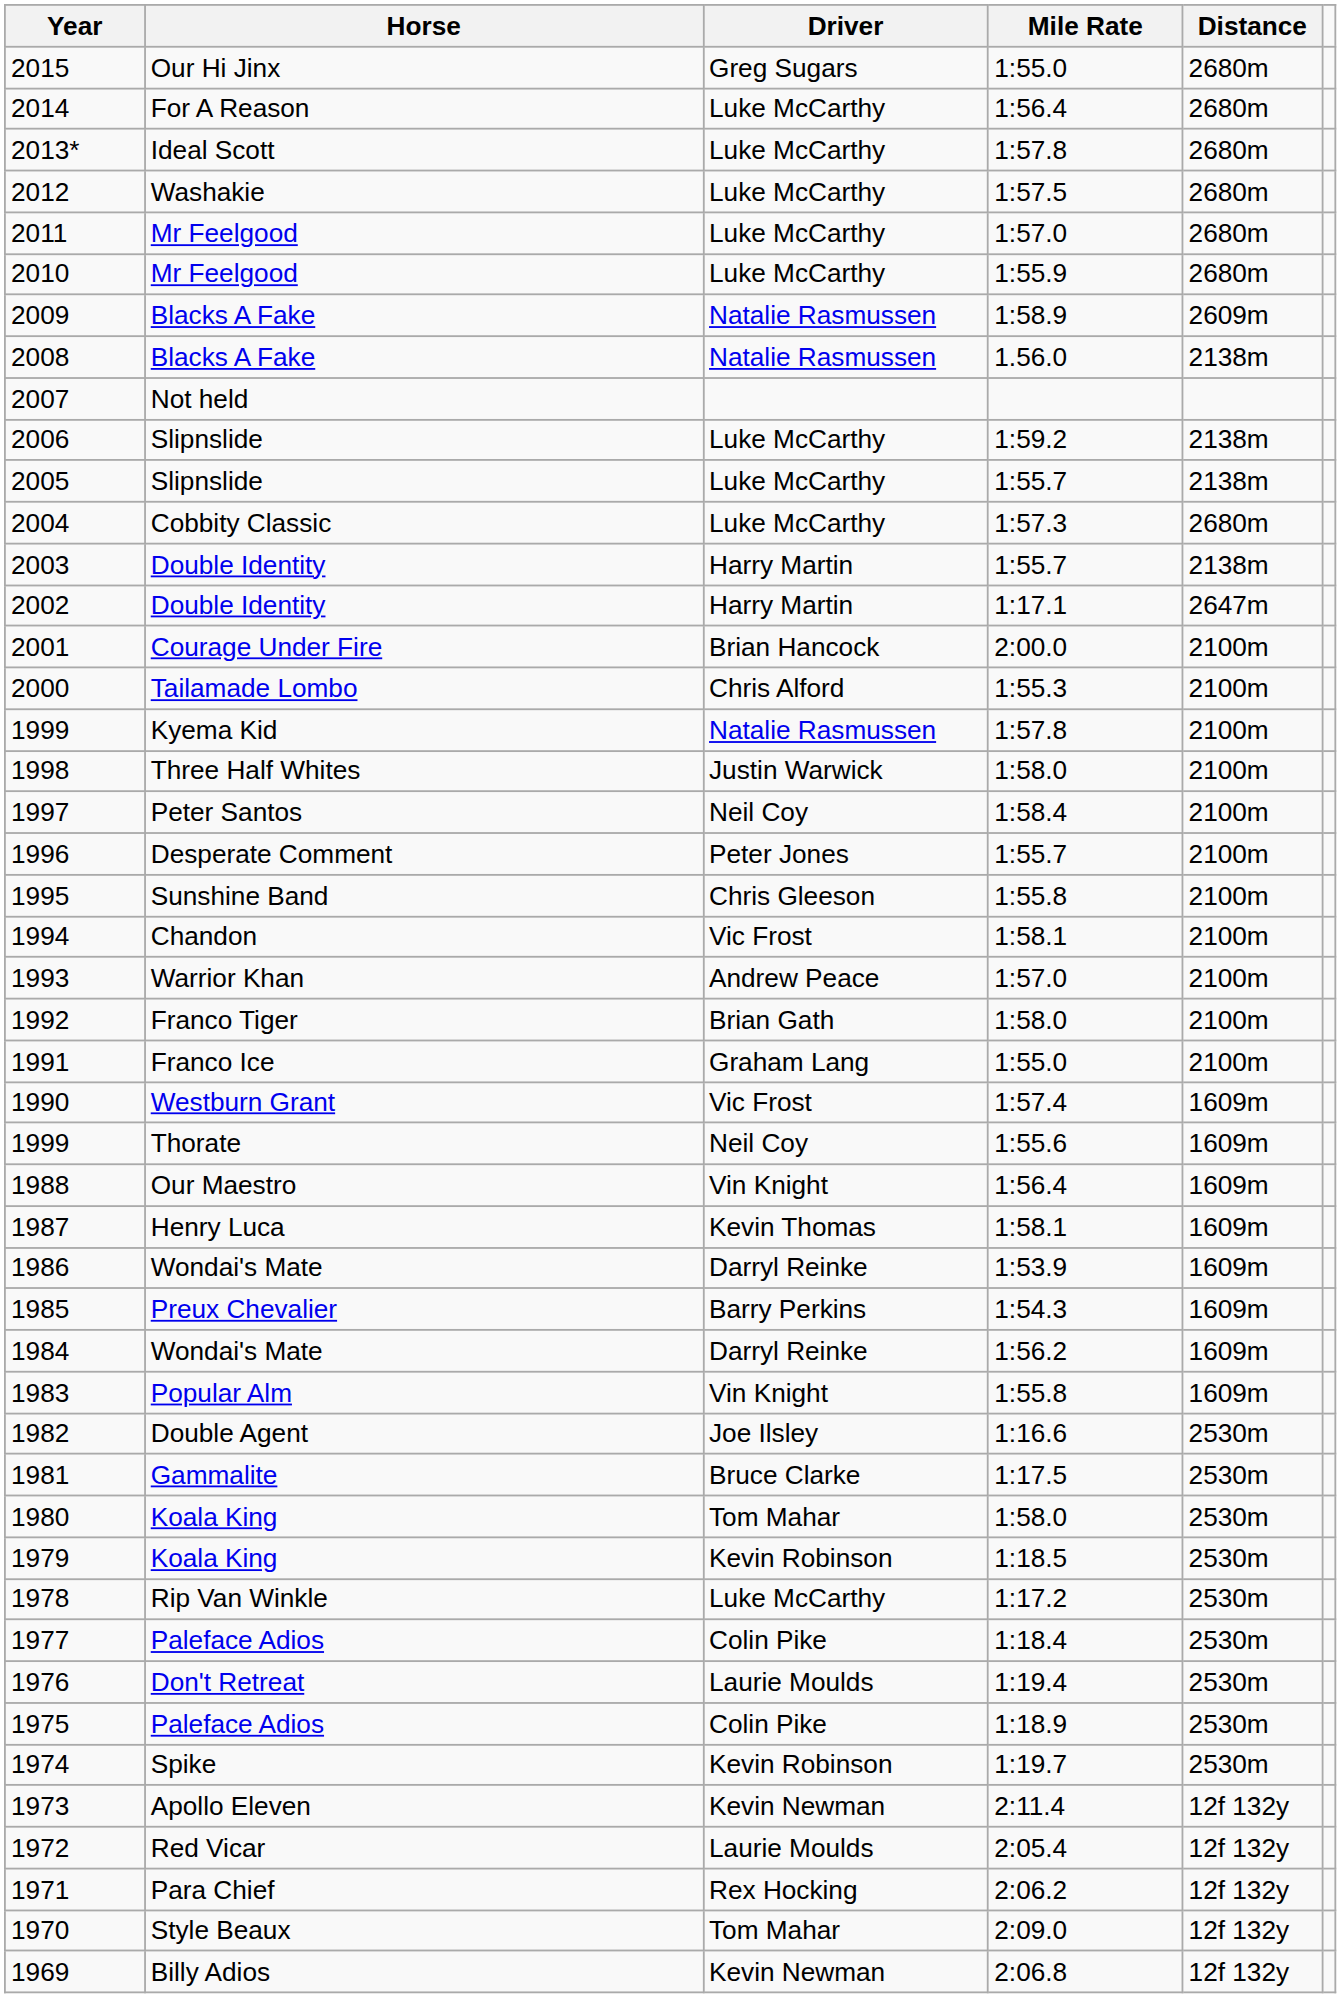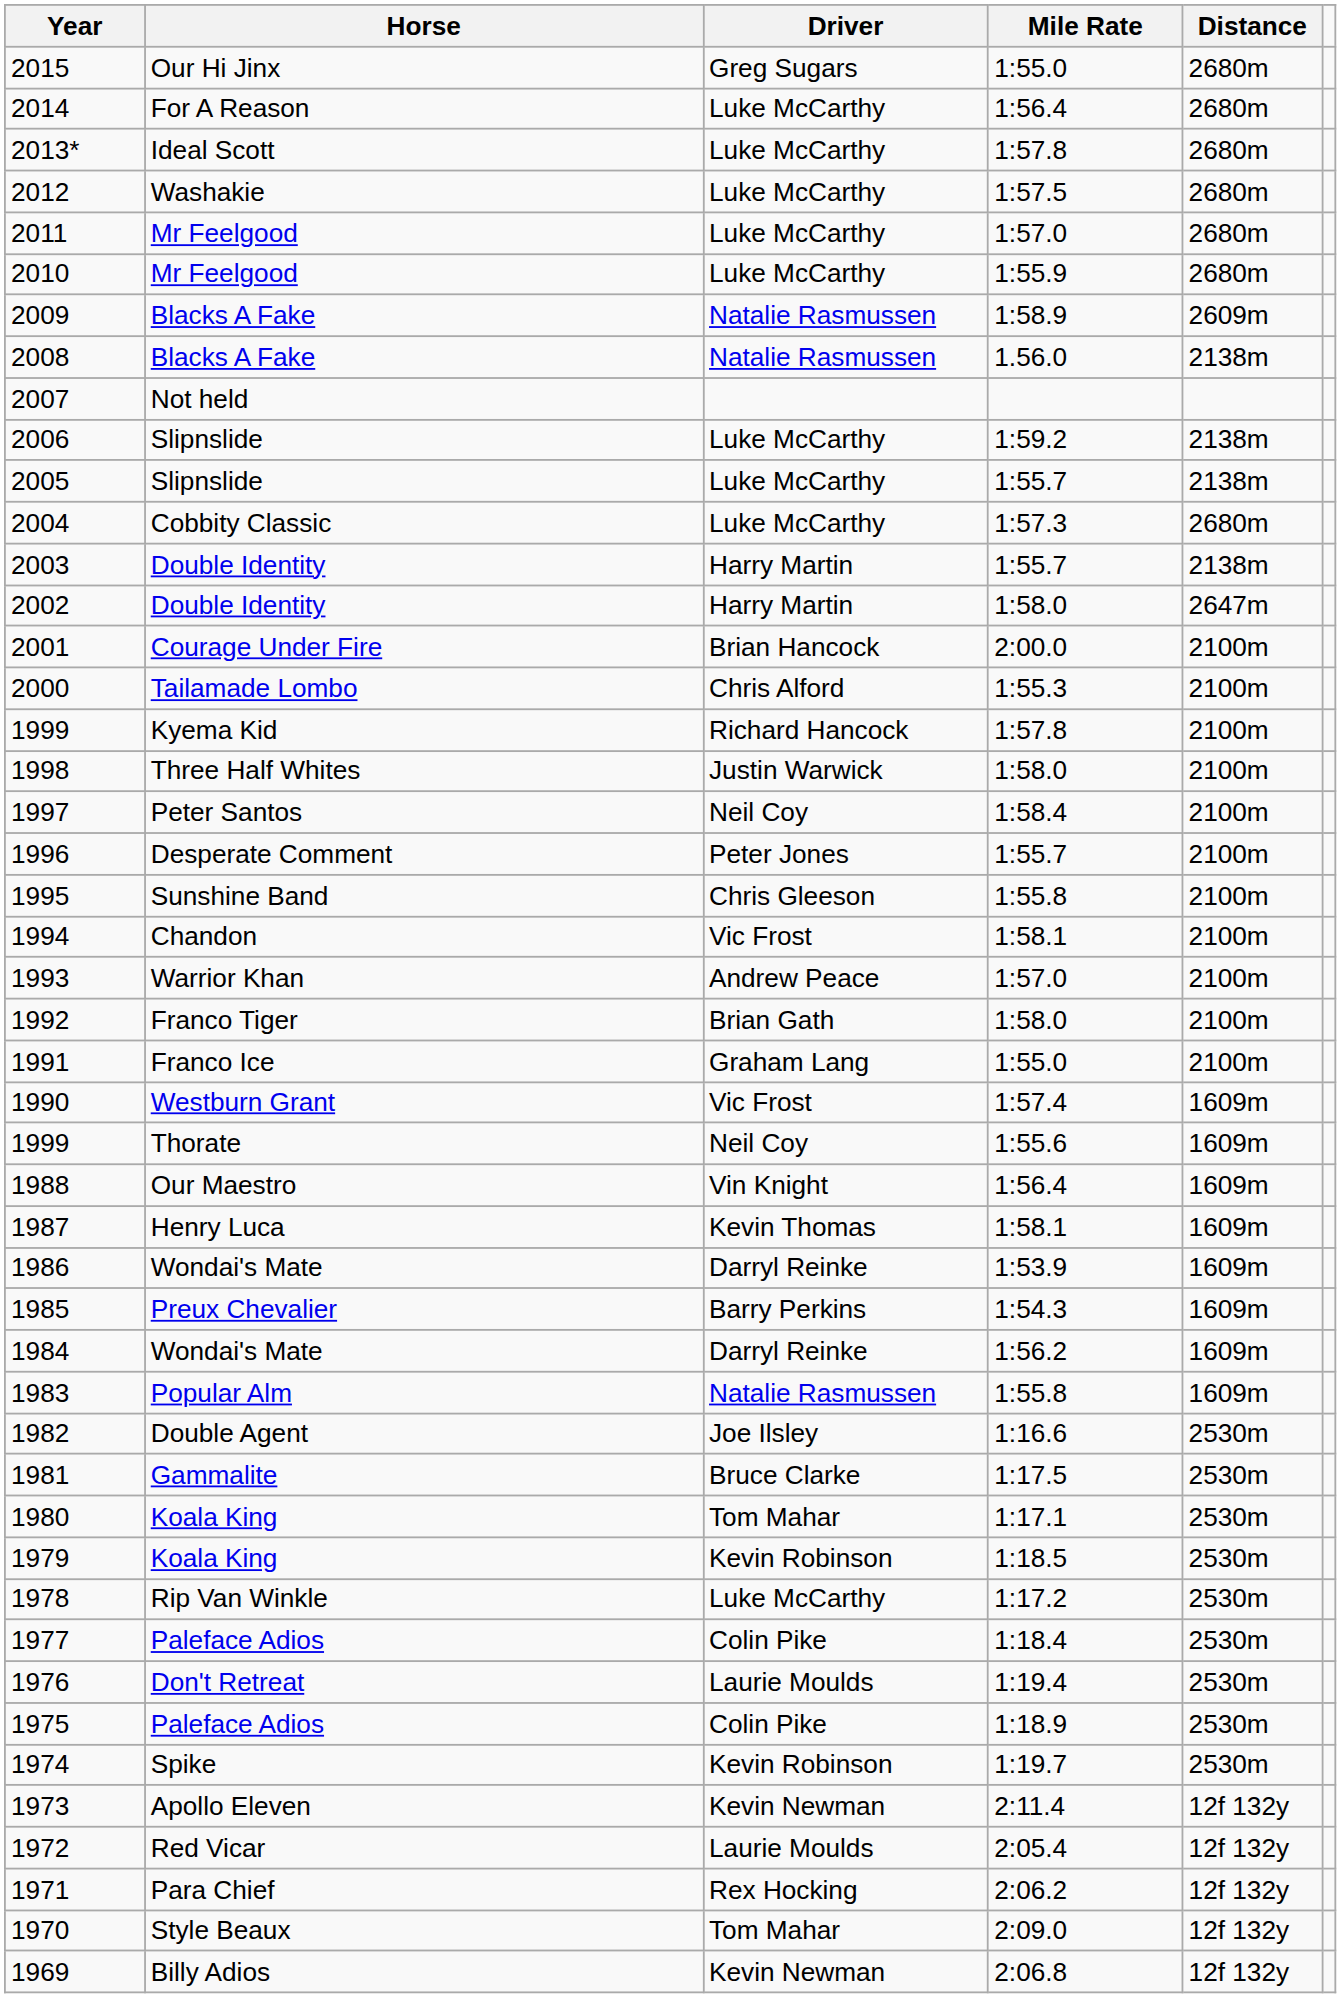(1031, 606) 1:17.1 -> (1031, 606) 1:58.0
(823, 730) Natalie Rasmussen -> (809, 730) Richard Hancock
(768, 1392) Vin Knight -> (823, 1392) Natalie Rasmussen
(1031, 1517) 1:58.0 -> (1031, 1517) 1:17.1
